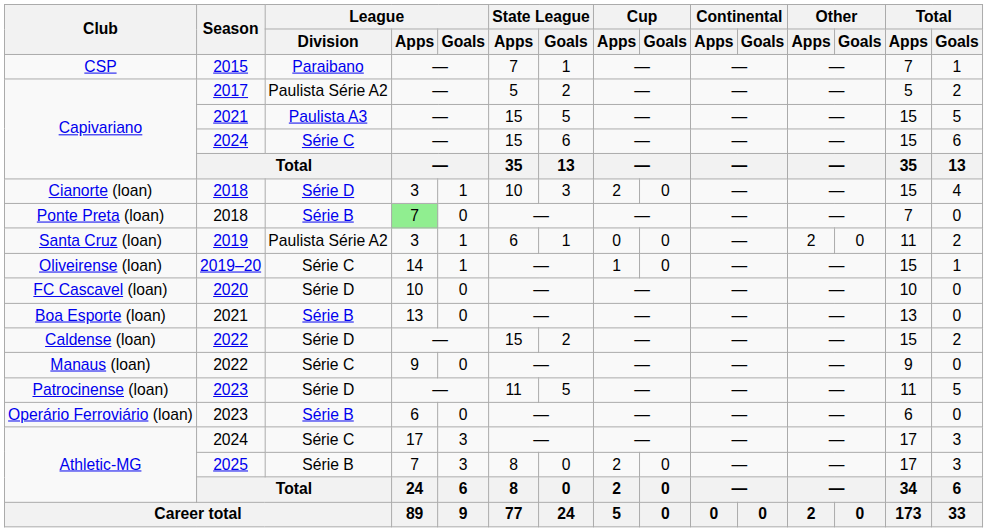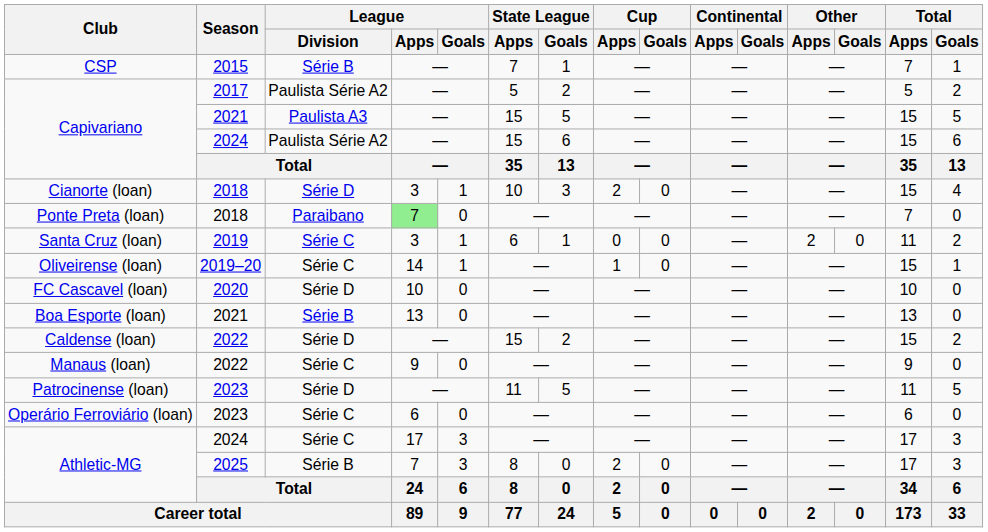(328, 66) Paraibano -> (328, 66) Série B
(328, 141) Série C -> (328, 141) Paulista Série A2
(328, 215) Série B -> (328, 215) Paraibano
(328, 240) Paulista Série A2 -> (328, 240) Série C
(328, 414) Série B -> (328, 414) Série C
